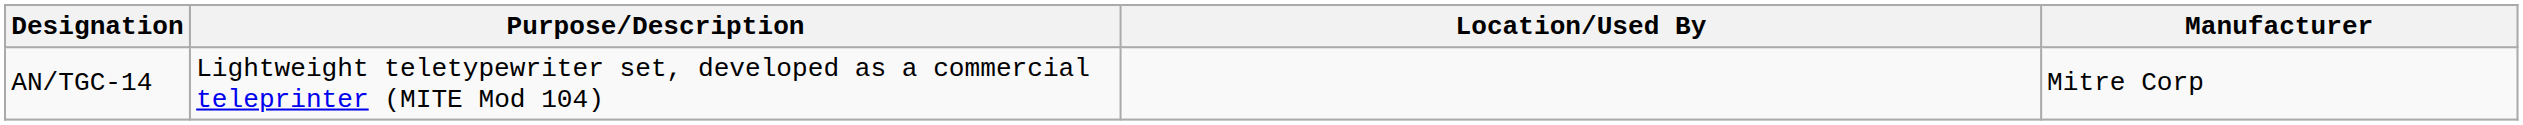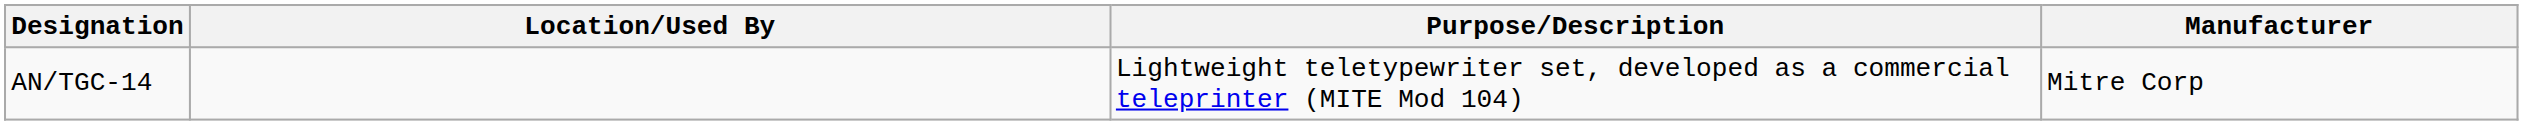columns swapped: (656, 26) <-> (1581, 26)
